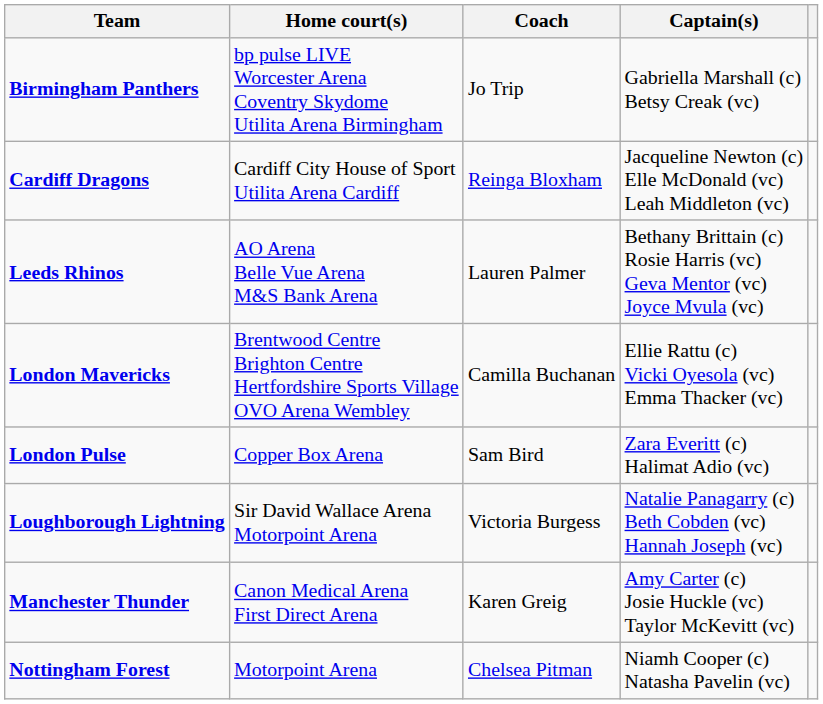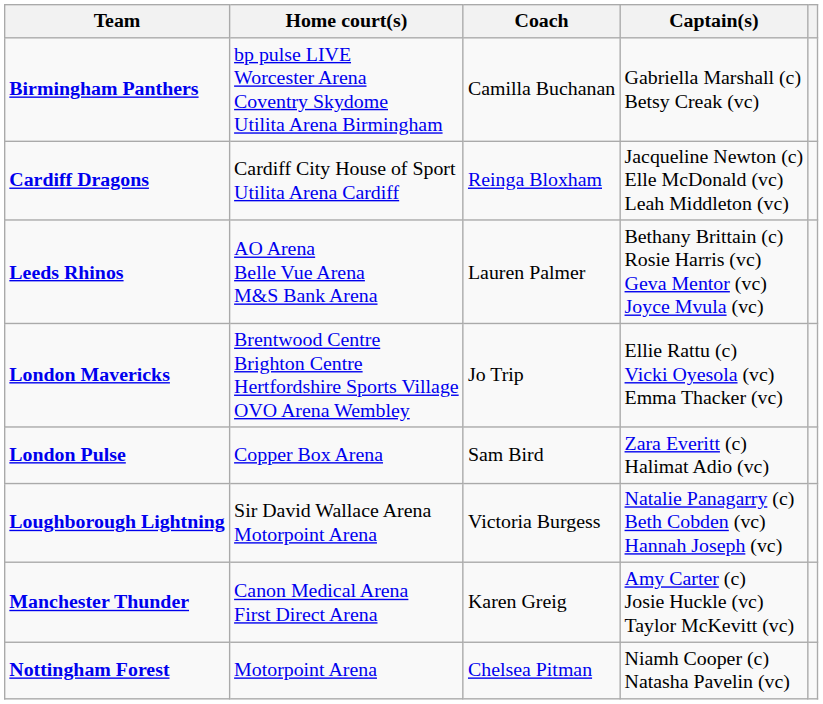(496, 89) Jo Trip -> (542, 89) Camilla Buchanan
(542, 375) Camilla Buchanan -> (496, 375) Jo Trip
